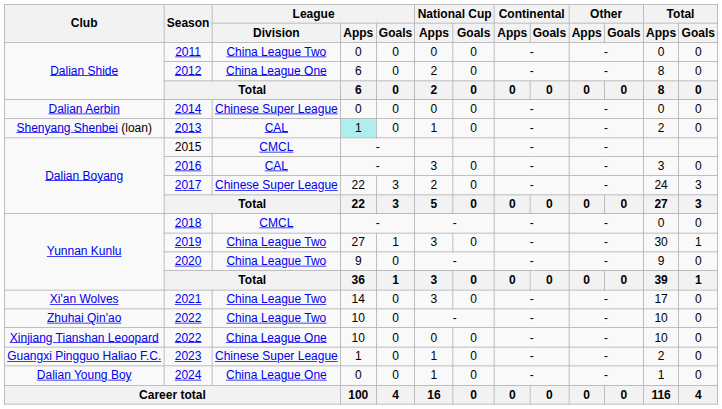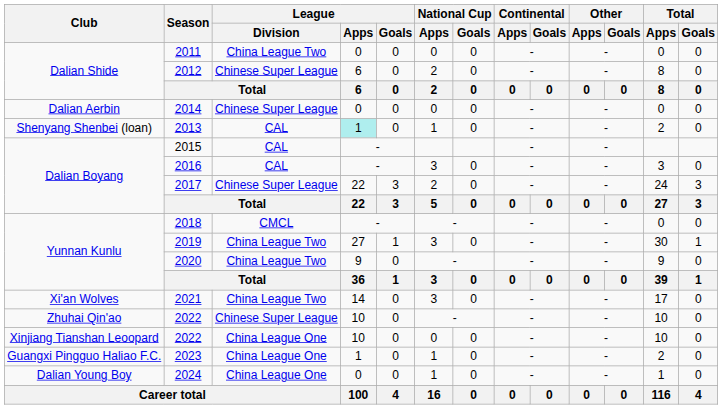(276, 71) China League One -> (276, 71) Chinese Super League
(276, 147) CMCL -> (276, 147) CAL
(276, 318) China League Two -> (276, 318) Chinese Super League
(276, 356) Chinese Super League -> (276, 356) China League One
